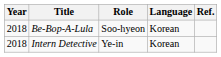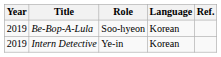(17, 28) 2018 -> (17, 28) 2019
(17, 44) 2018 -> (17, 44) 2019
